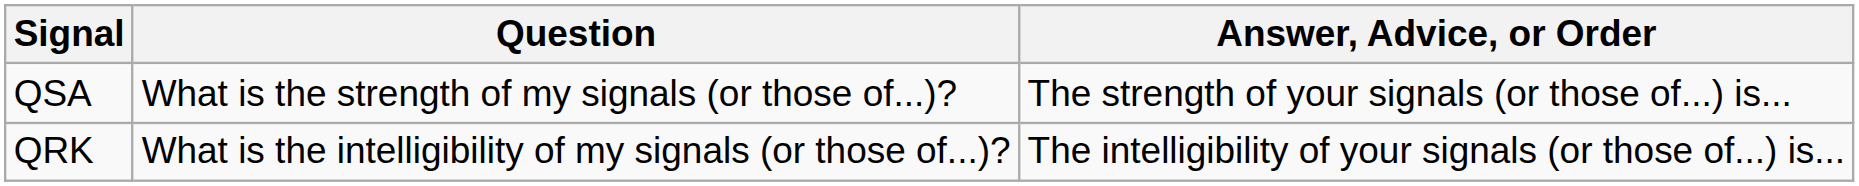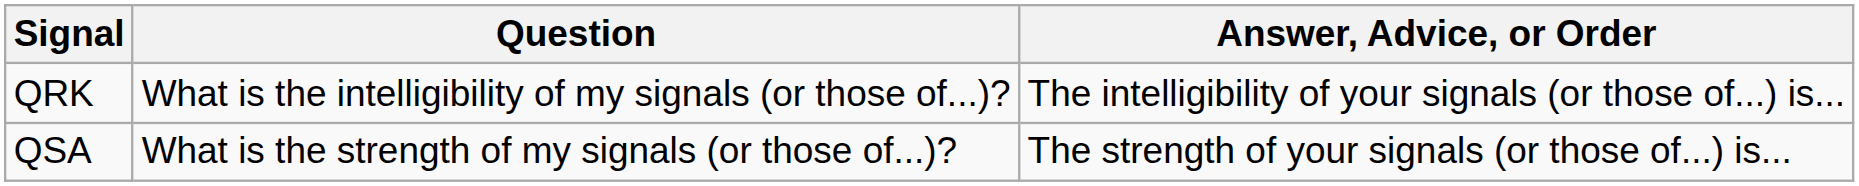rows swapped: (53, 92) <-> (54, 151)
